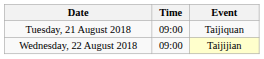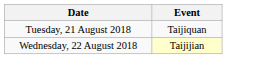- column: (171, 12)
